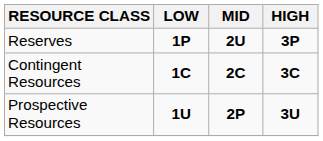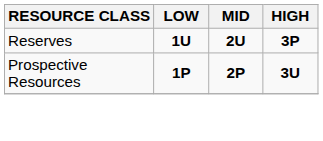(181, 40) 1P -> (181, 40) 1U
- row: (45, 73)
(181, 114) 1U -> (181, 73) 1P
